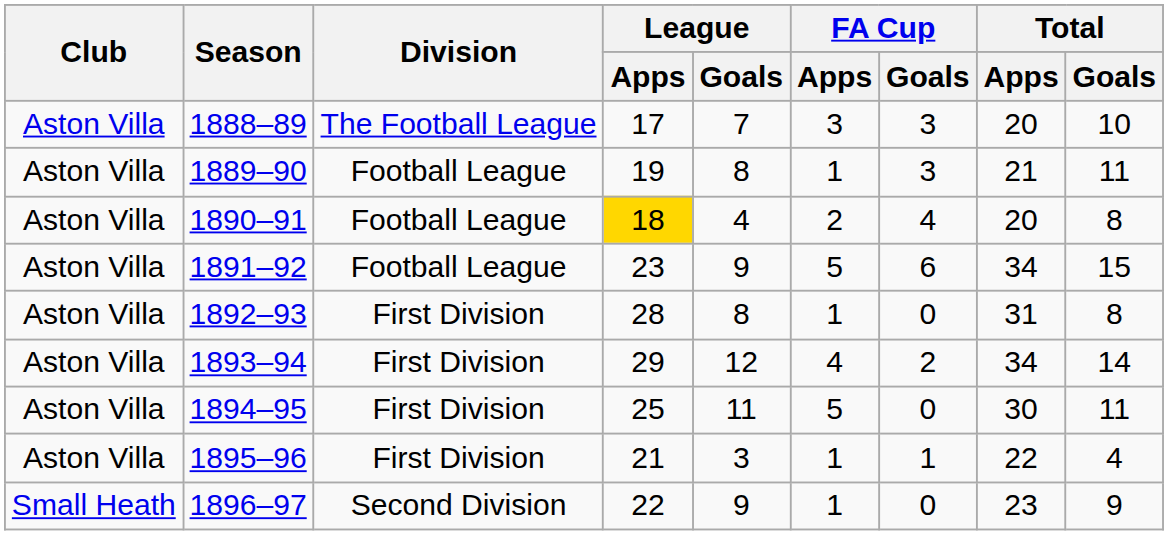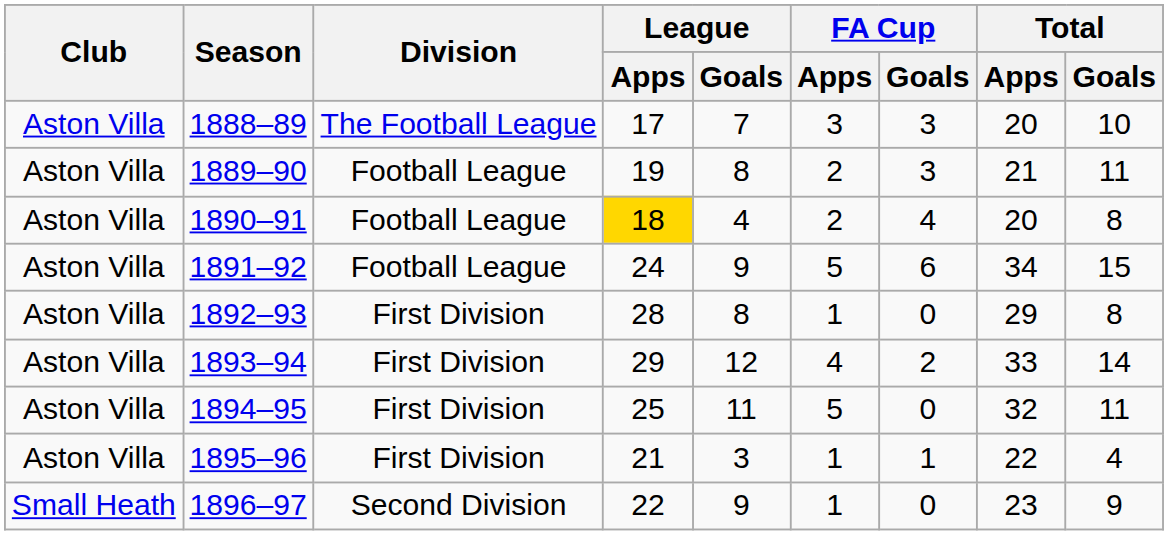(835, 171) 1 -> (835, 171) 2
(648, 266) 23 -> (648, 266) 24
(1021, 314) 31 -> (1021, 314) 29
(1021, 362) 34 -> (1021, 362) 33
(1021, 409) 30 -> (1021, 409) 32
